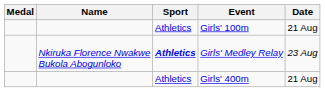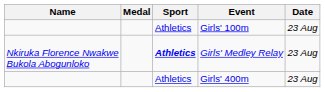columns swapped: (20, 12) <-> (94, 12)
(303, 28) 21 Aug -> (303, 28) 23 Aug
(303, 80) 21 Aug -> (303, 80) 23 Aug
